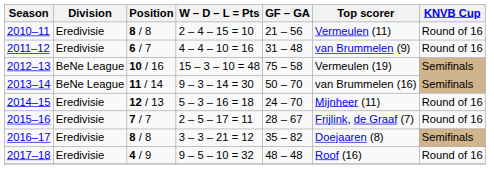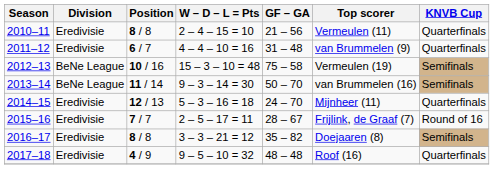(452, 31) Round of 16 -> (454, 31) Quarterfinals
(452, 48) Round of 16 -> (454, 48) Quarterfinals
(452, 102) Round of 16 -> (454, 102) Quarterfinals
(452, 155) Round of 16 -> (454, 155) Quarterfinals
